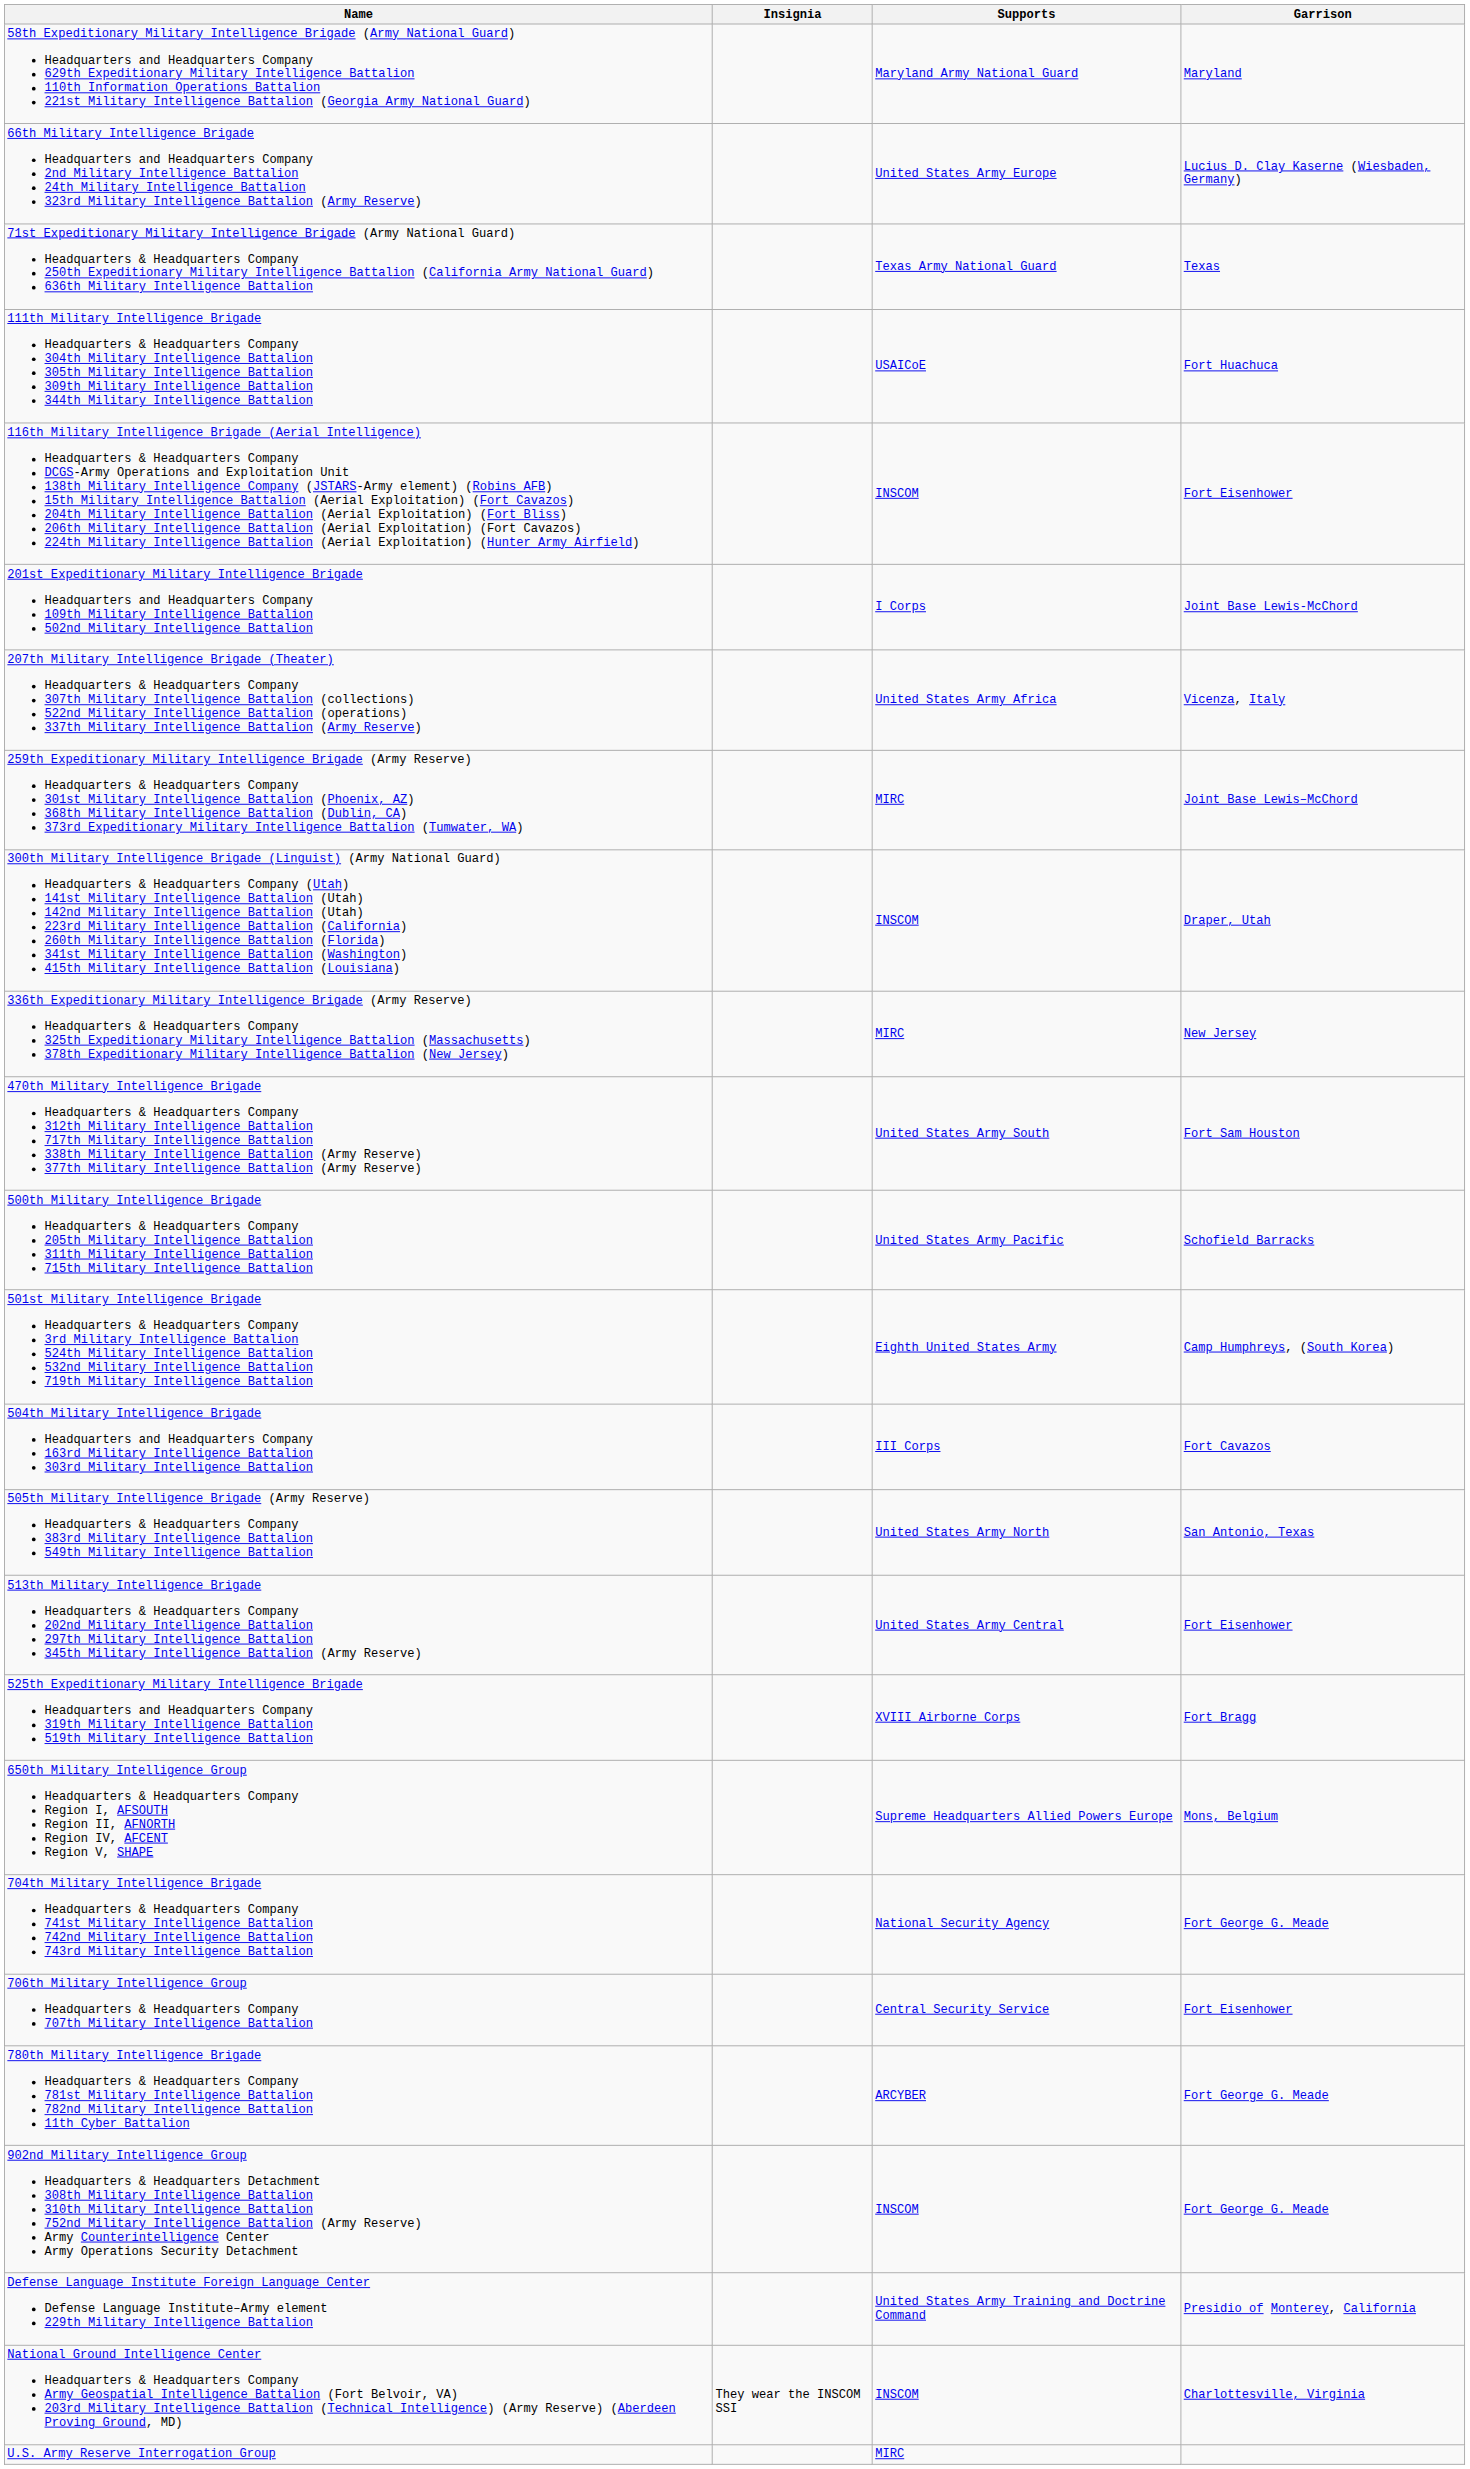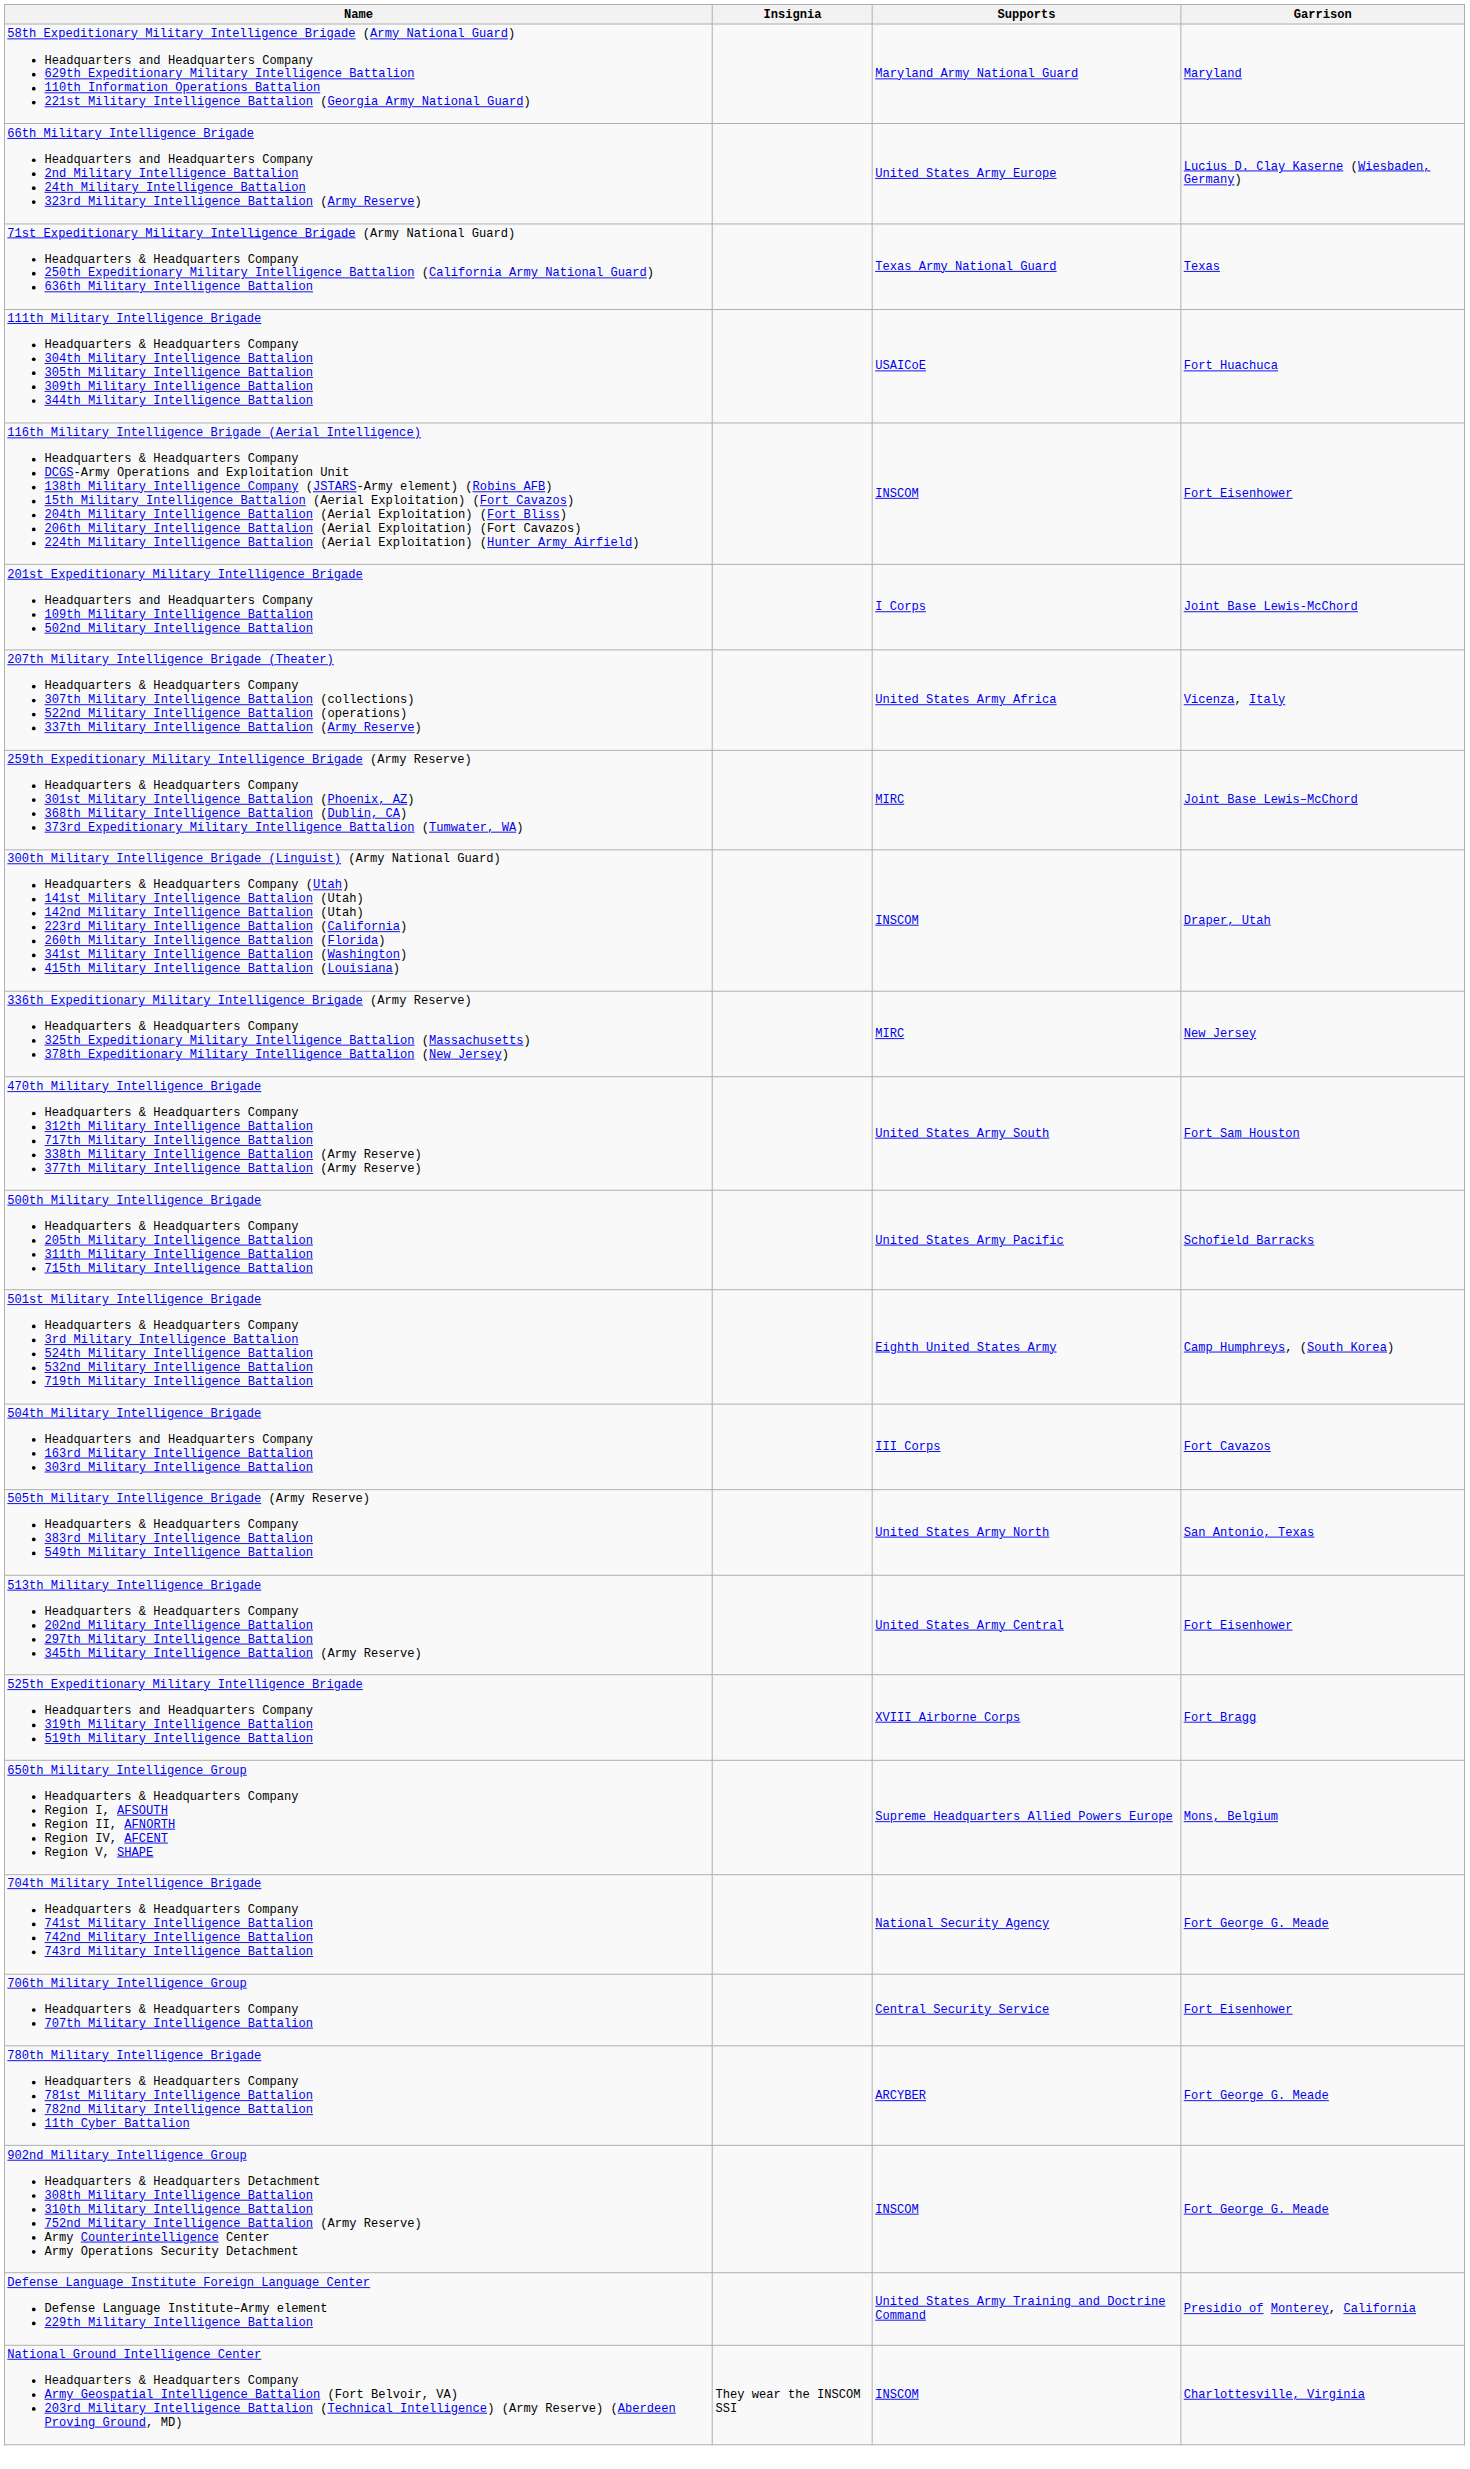- row: (142, 2454)
